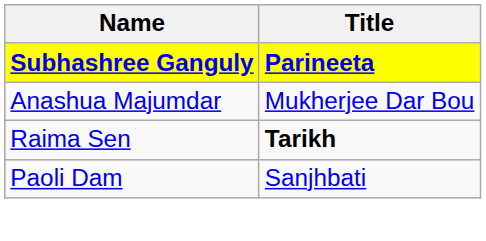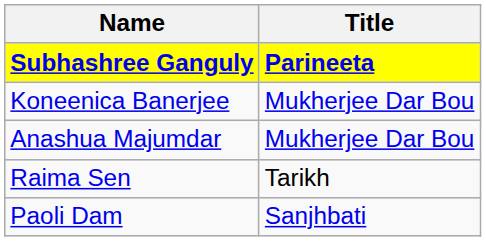+ row: (120, 100)
(300, 139) bold -> (297, 178) normal
